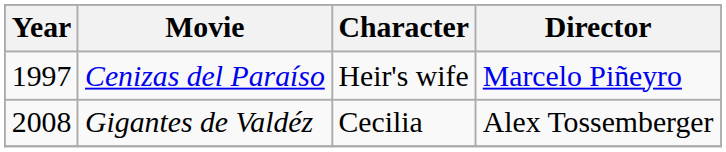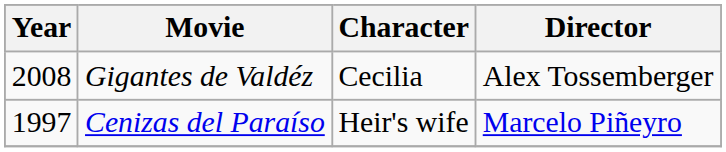rows swapped: (205, 75) <-> (199, 122)
